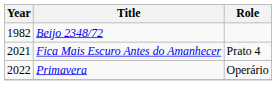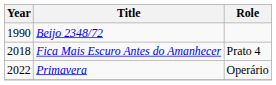(19, 32) 1982 -> (19, 32) 1990
(19, 51) 2021 -> (19, 51) 2018
